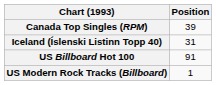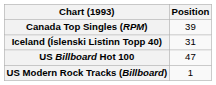(190, 57) 91 -> (190, 57) 47
